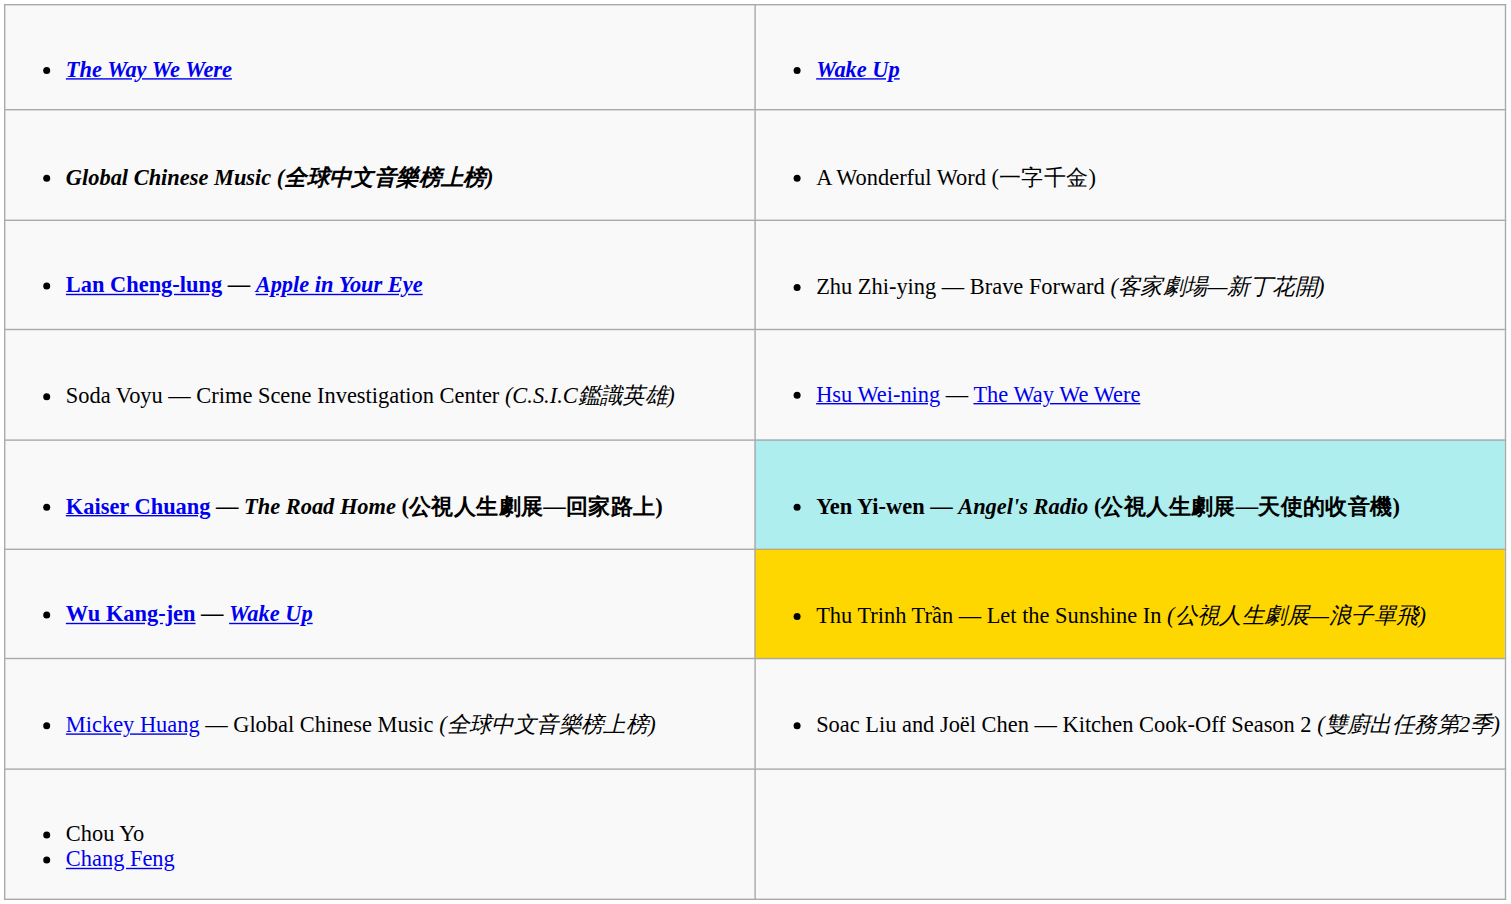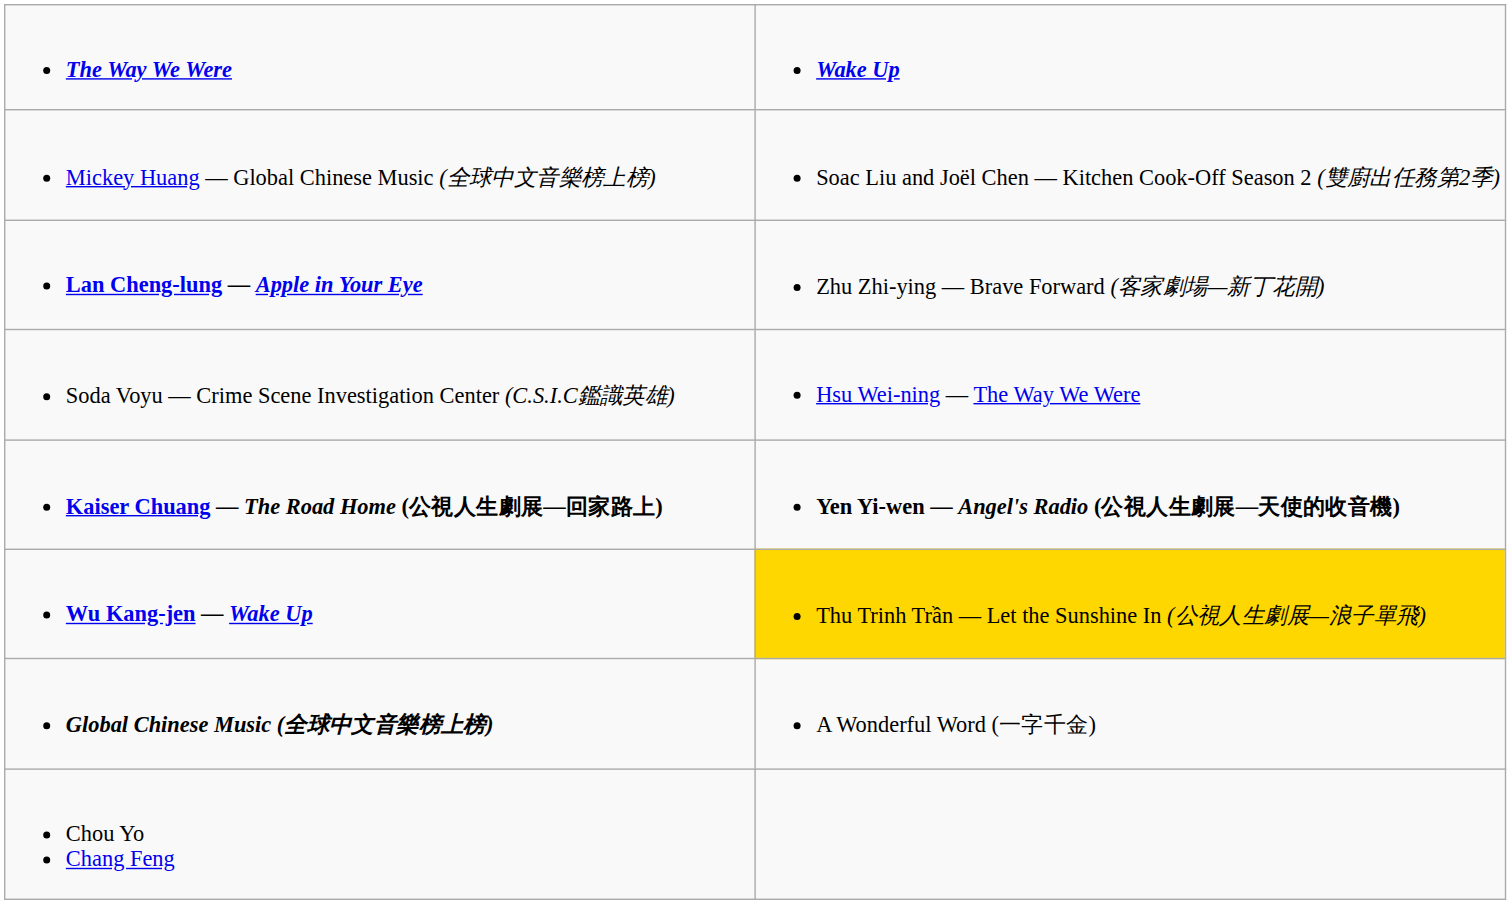rows swapped: (380, 178) <-> (380, 726)
(1130, 507) paleturquoise background -> (1130, 507) no background
